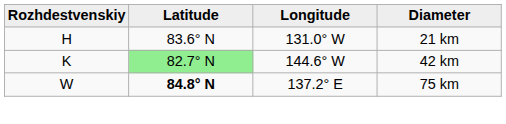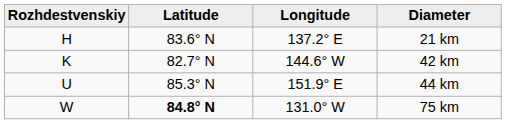(315, 38) 131.0° W -> (315, 38) 137.2° E
(191, 61) lightgreen background -> (191, 61) no background
+ row: (439, 84)
(315, 84) 137.2° E -> (315, 107) 131.0° W
